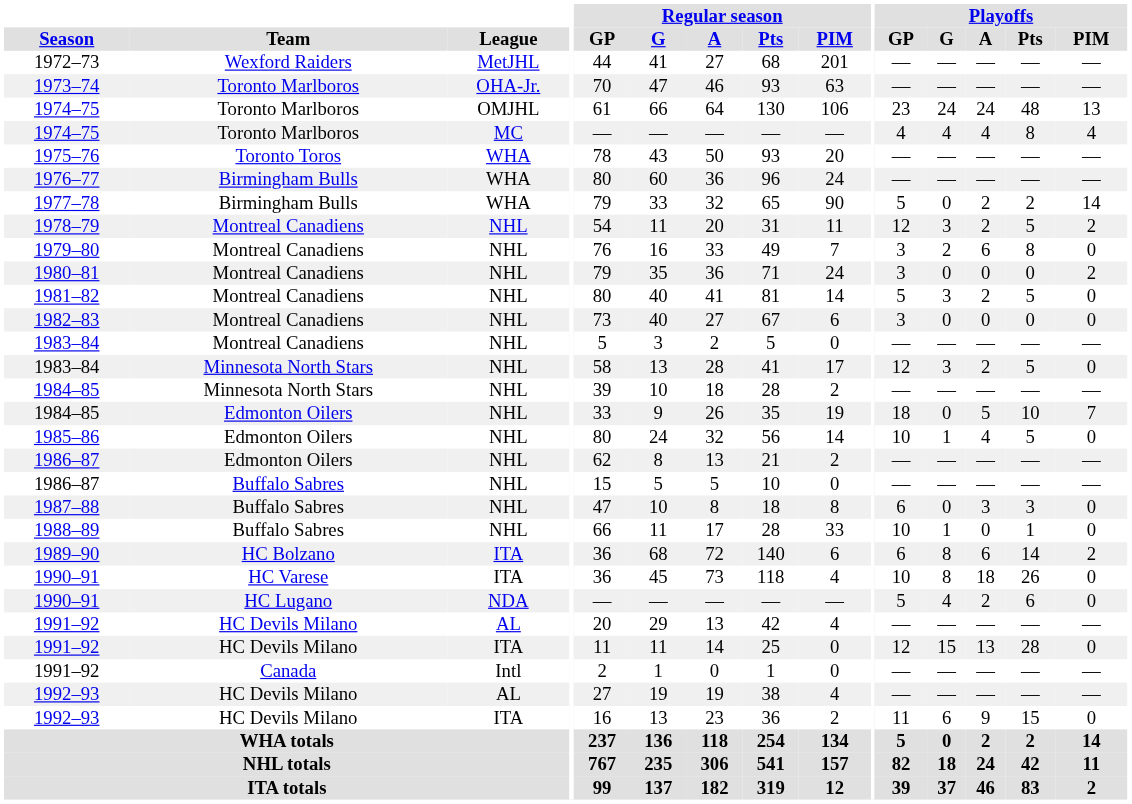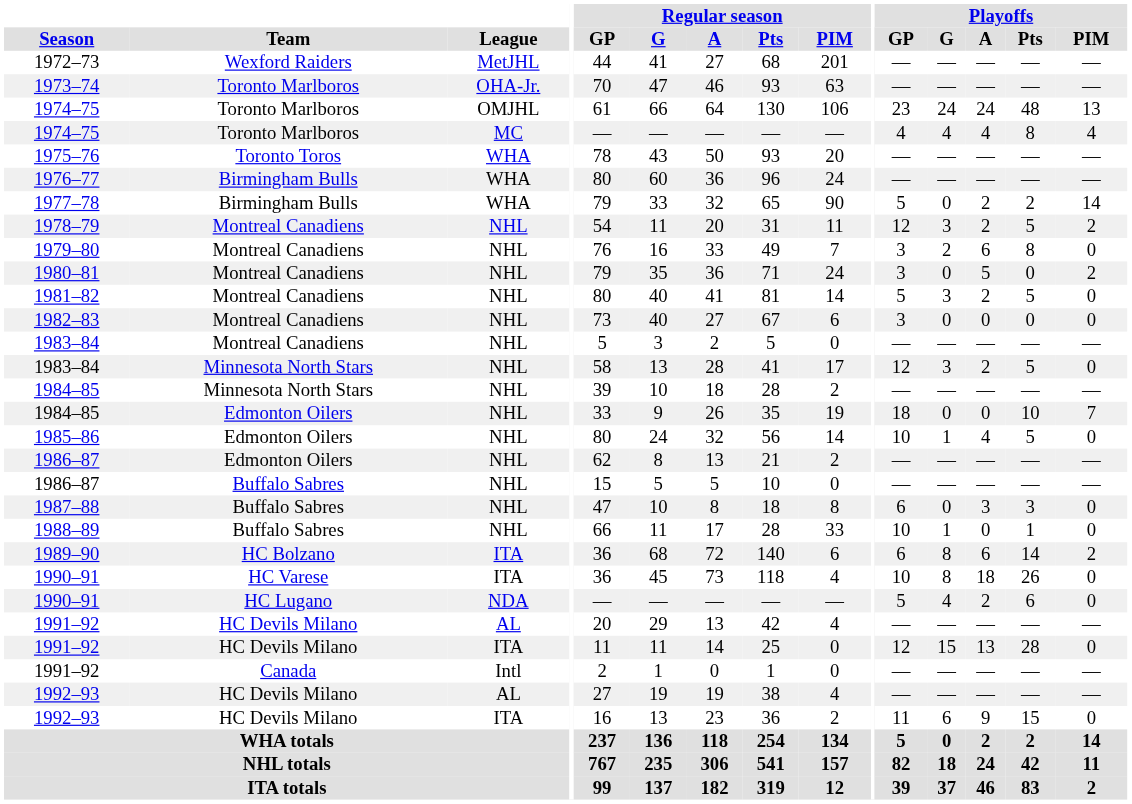(986, 273) 0 -> (986, 273) 5
(986, 413) 5 -> (986, 413) 0
